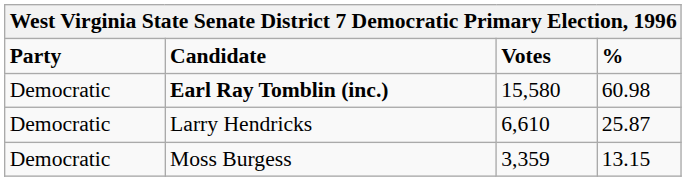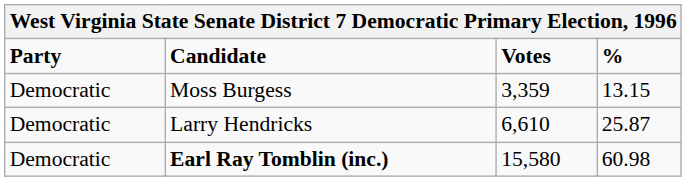rows swapped: (279, 90) <-> (231, 158)
